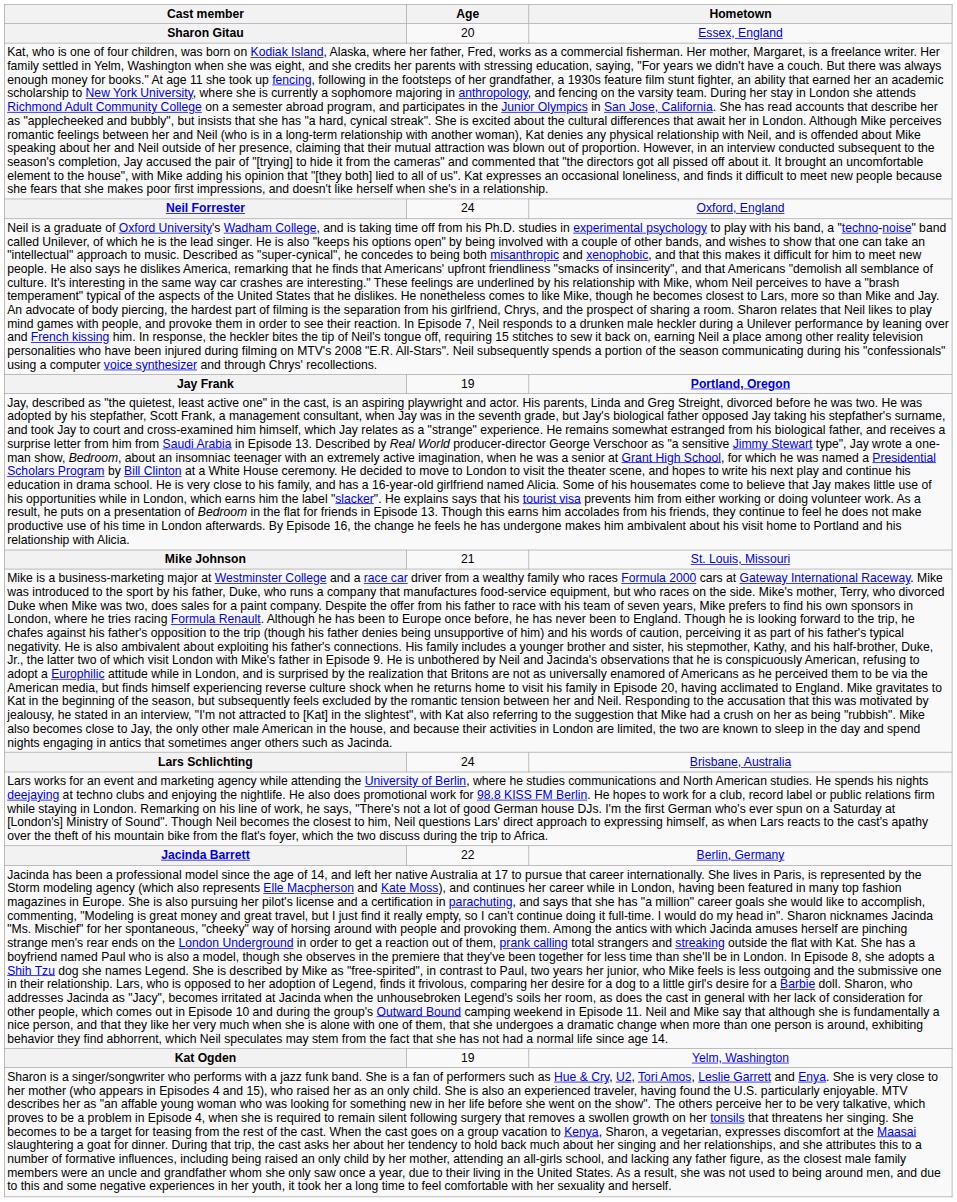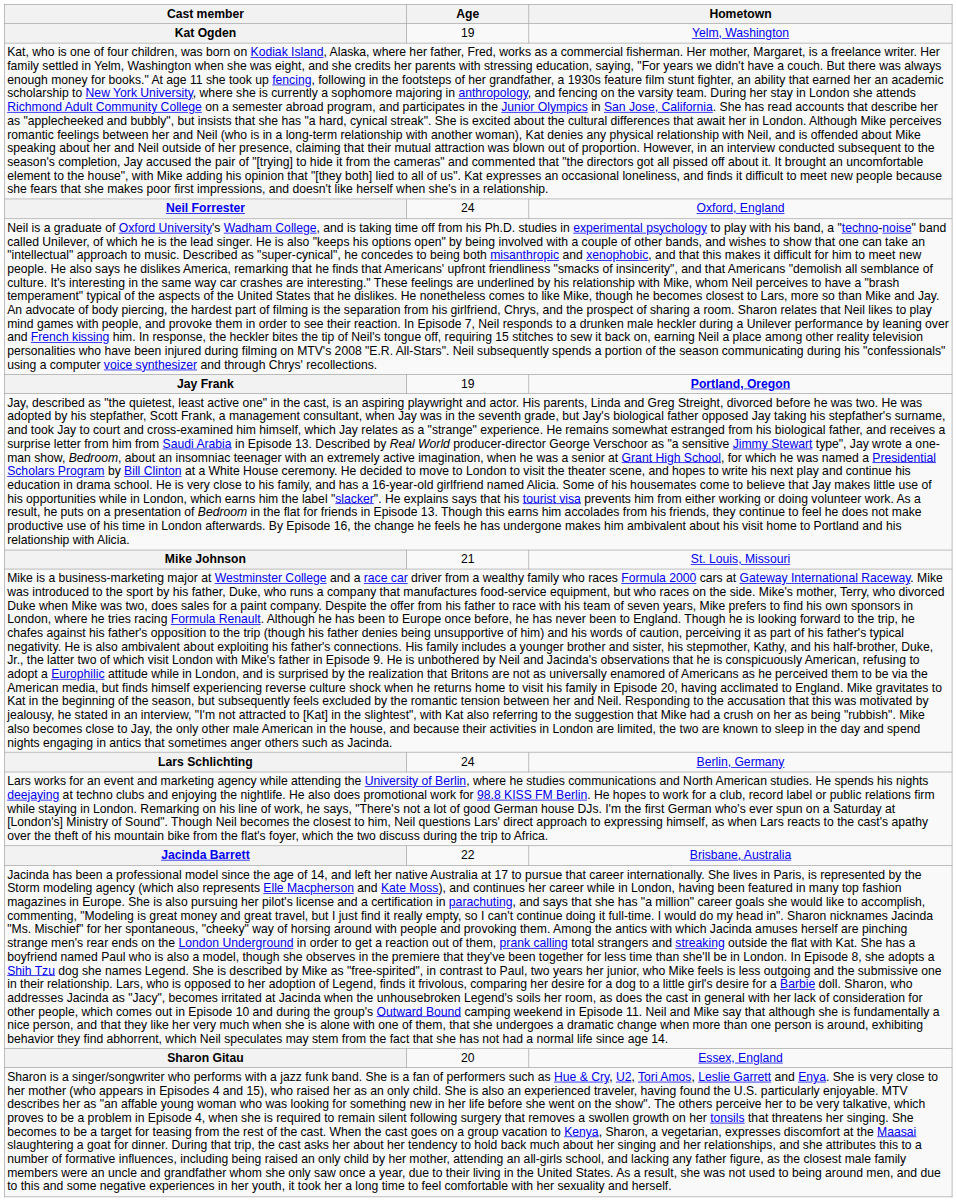rows swapped: (205, 1058) <-> (205, 33)
(740, 762) Brisbane, Australia -> (740, 762) Berlin, Germany
(740, 855) Berlin, Germany -> (740, 855) Brisbane, Australia
